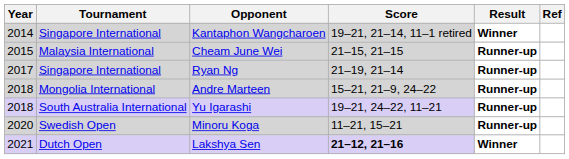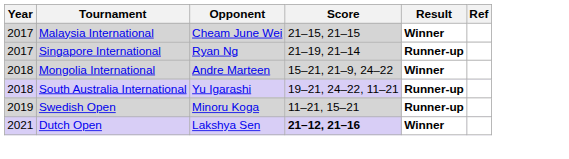- row: (259, 33)
(20, 51) 2015 -> (20, 33) 2017
(507, 51) Runner-up -> (424, 33) Winner
(507, 89) Runner-up -> (424, 70) Winner
(20, 126) 2020 -> (20, 107) 2019
